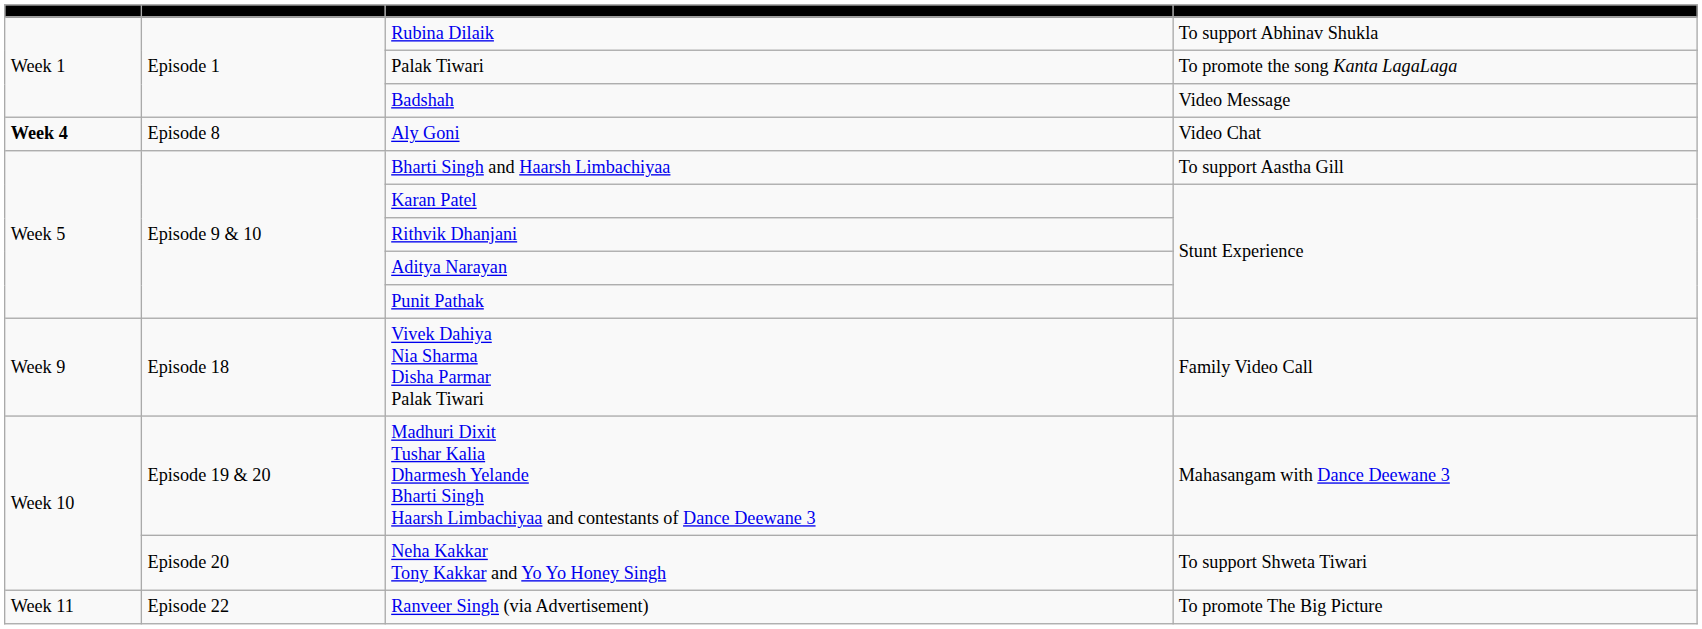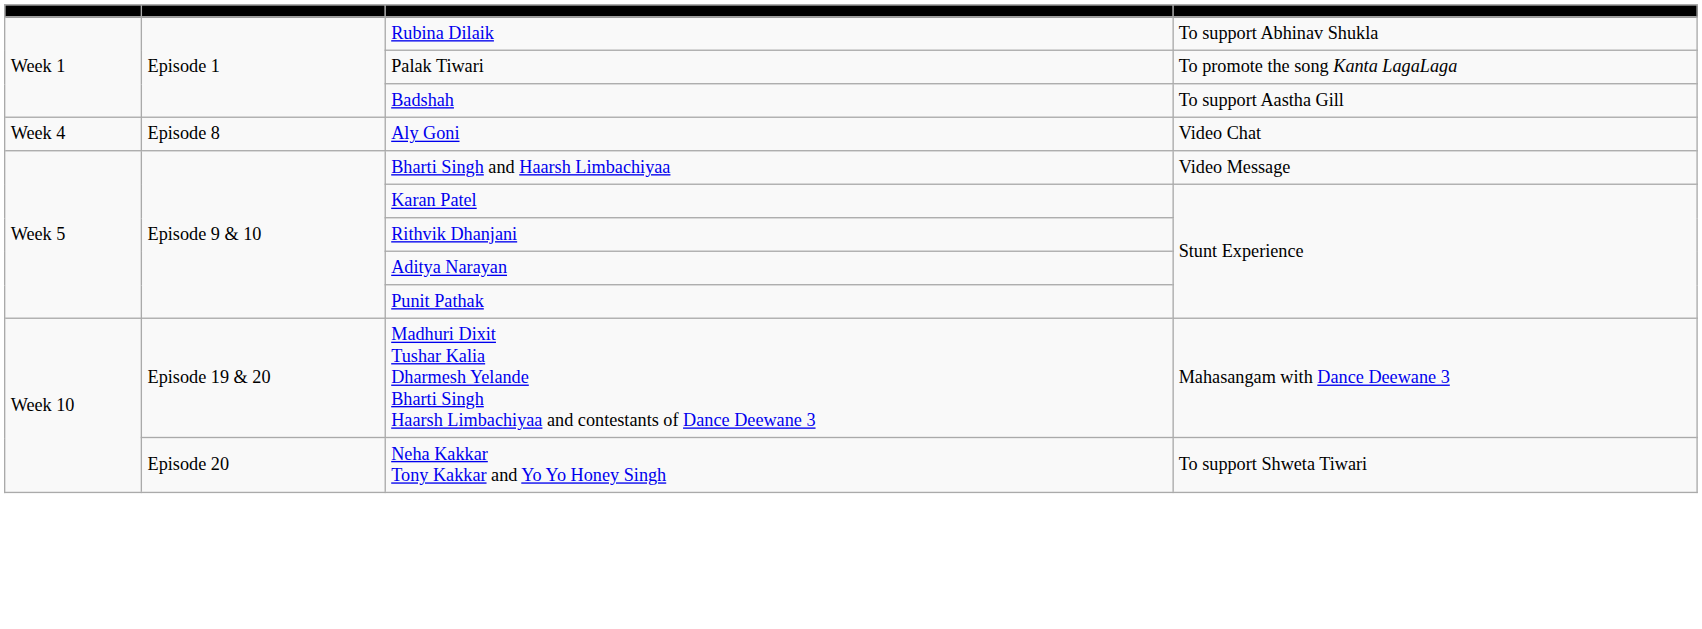(1235, 99) Video Message -> (1261, 99) To support Aastha Gill
(39, 133) bold -> (38, 133) normal
(1261, 166) To support Aastha Gill -> (1235, 166) Video Message
- row: (441, 366)
- row: (520, 606)
